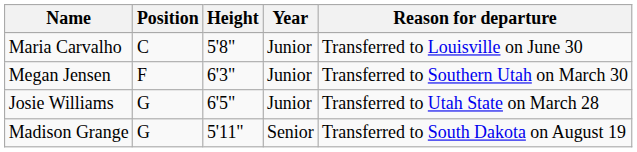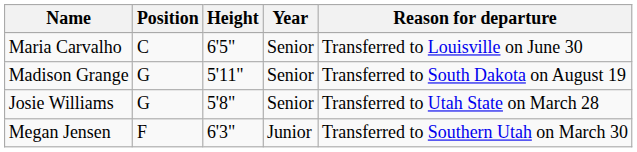(221, 47) 5'8" -> (221, 47) 6'5"
(289, 47) Junior -> (290, 47) Senior
rows swapped: (60, 75) <-> (69, 132)
(221, 103) 6'5" -> (221, 103) 5'8"
(289, 103) Junior -> (290, 103) Senior
